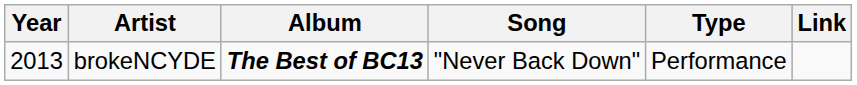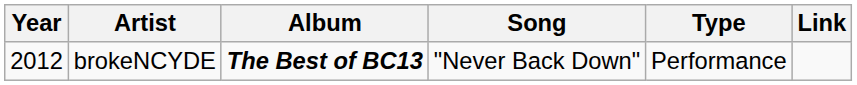(37, 60) 2013 -> (37, 60) 2012
